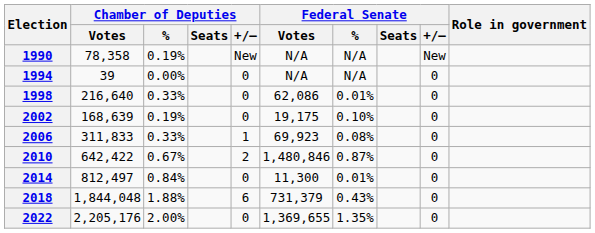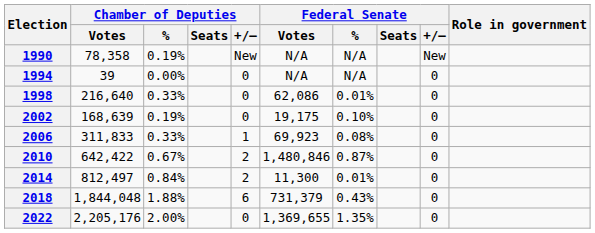(245, 177) 0 -> (245, 177) 2
